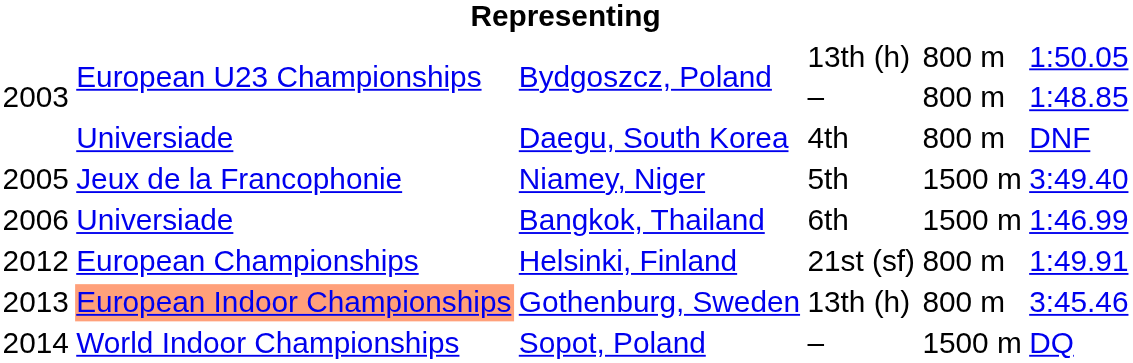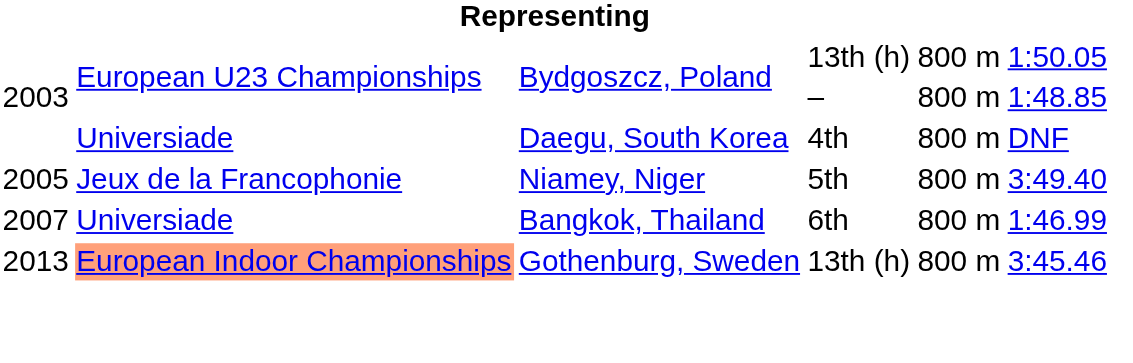(972, 179) 1500 m -> (959, 179) 800 m
(36, 220) 2006 -> (36, 220) 2007
(972, 220) 1500 m -> (959, 220) 800 m
- row: (628, 261)
- row: (612, 343)
